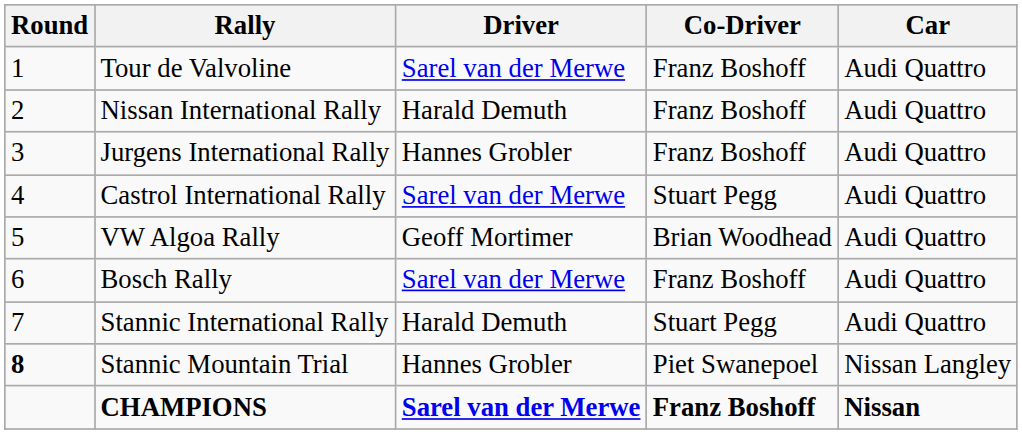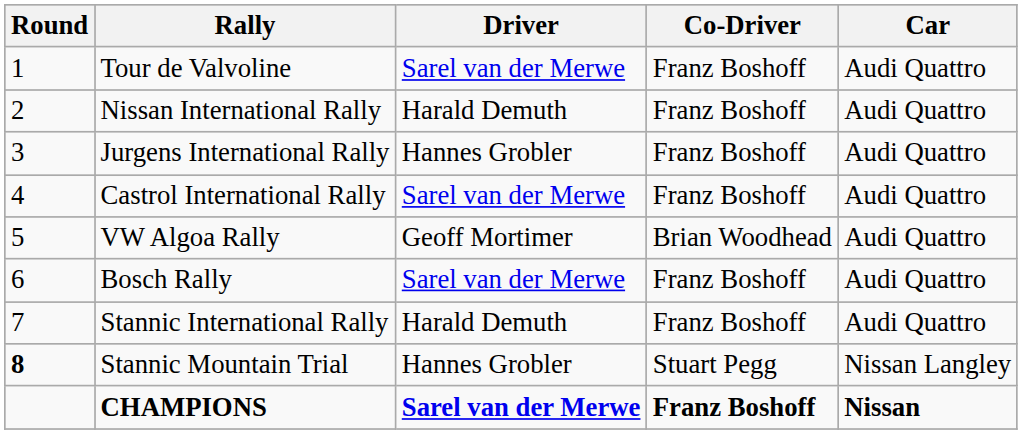(715, 195) Stuart Pegg -> (729, 195) Franz Boshoff
(715, 322) Stuart Pegg -> (729, 322) Franz Boshoff
(736, 364) Piet Swanepoel -> (715, 364) Stuart Pegg
